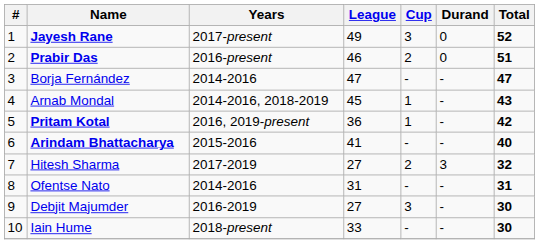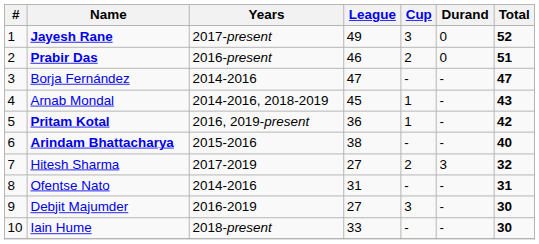(354, 143) 41 -> (354, 143) 38
